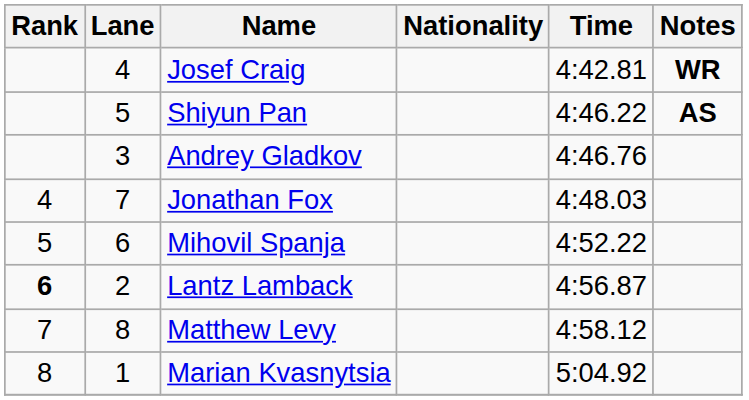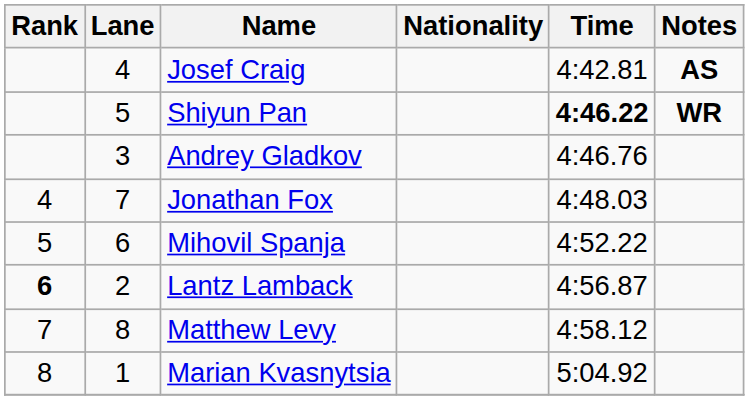(698, 69) WR -> (699, 69) AS
(601, 112) normal -> (602, 112) bold
(698, 112) AS -> (699, 112) WR
